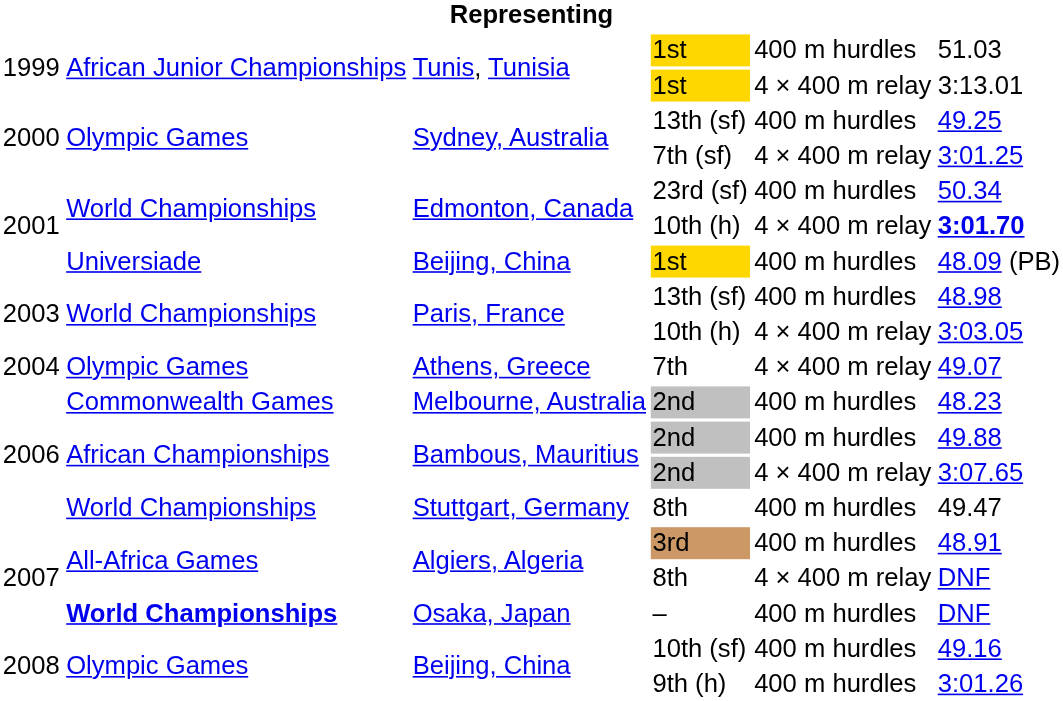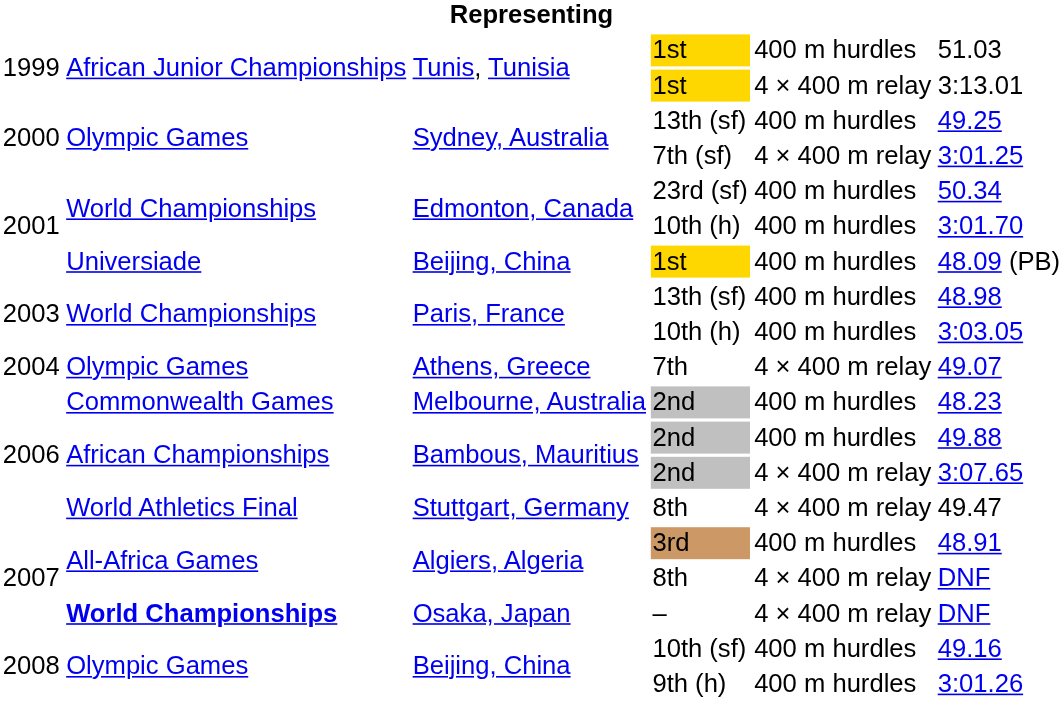(843, 226) 4 × 400 m relay -> (835, 226) 400 m hurdles
(981, 226) bold -> (980, 226) normal
(843, 331) 4 × 400 m relay -> (835, 331) 400 m hurdles
(191, 507) World Championships -> (182, 507) World Athletics Final
(835, 507) 400 m hurdles -> (843, 507) 4 × 400 m relay
(835, 613) 400 m hurdles -> (843, 613) 4 × 400 m relay
